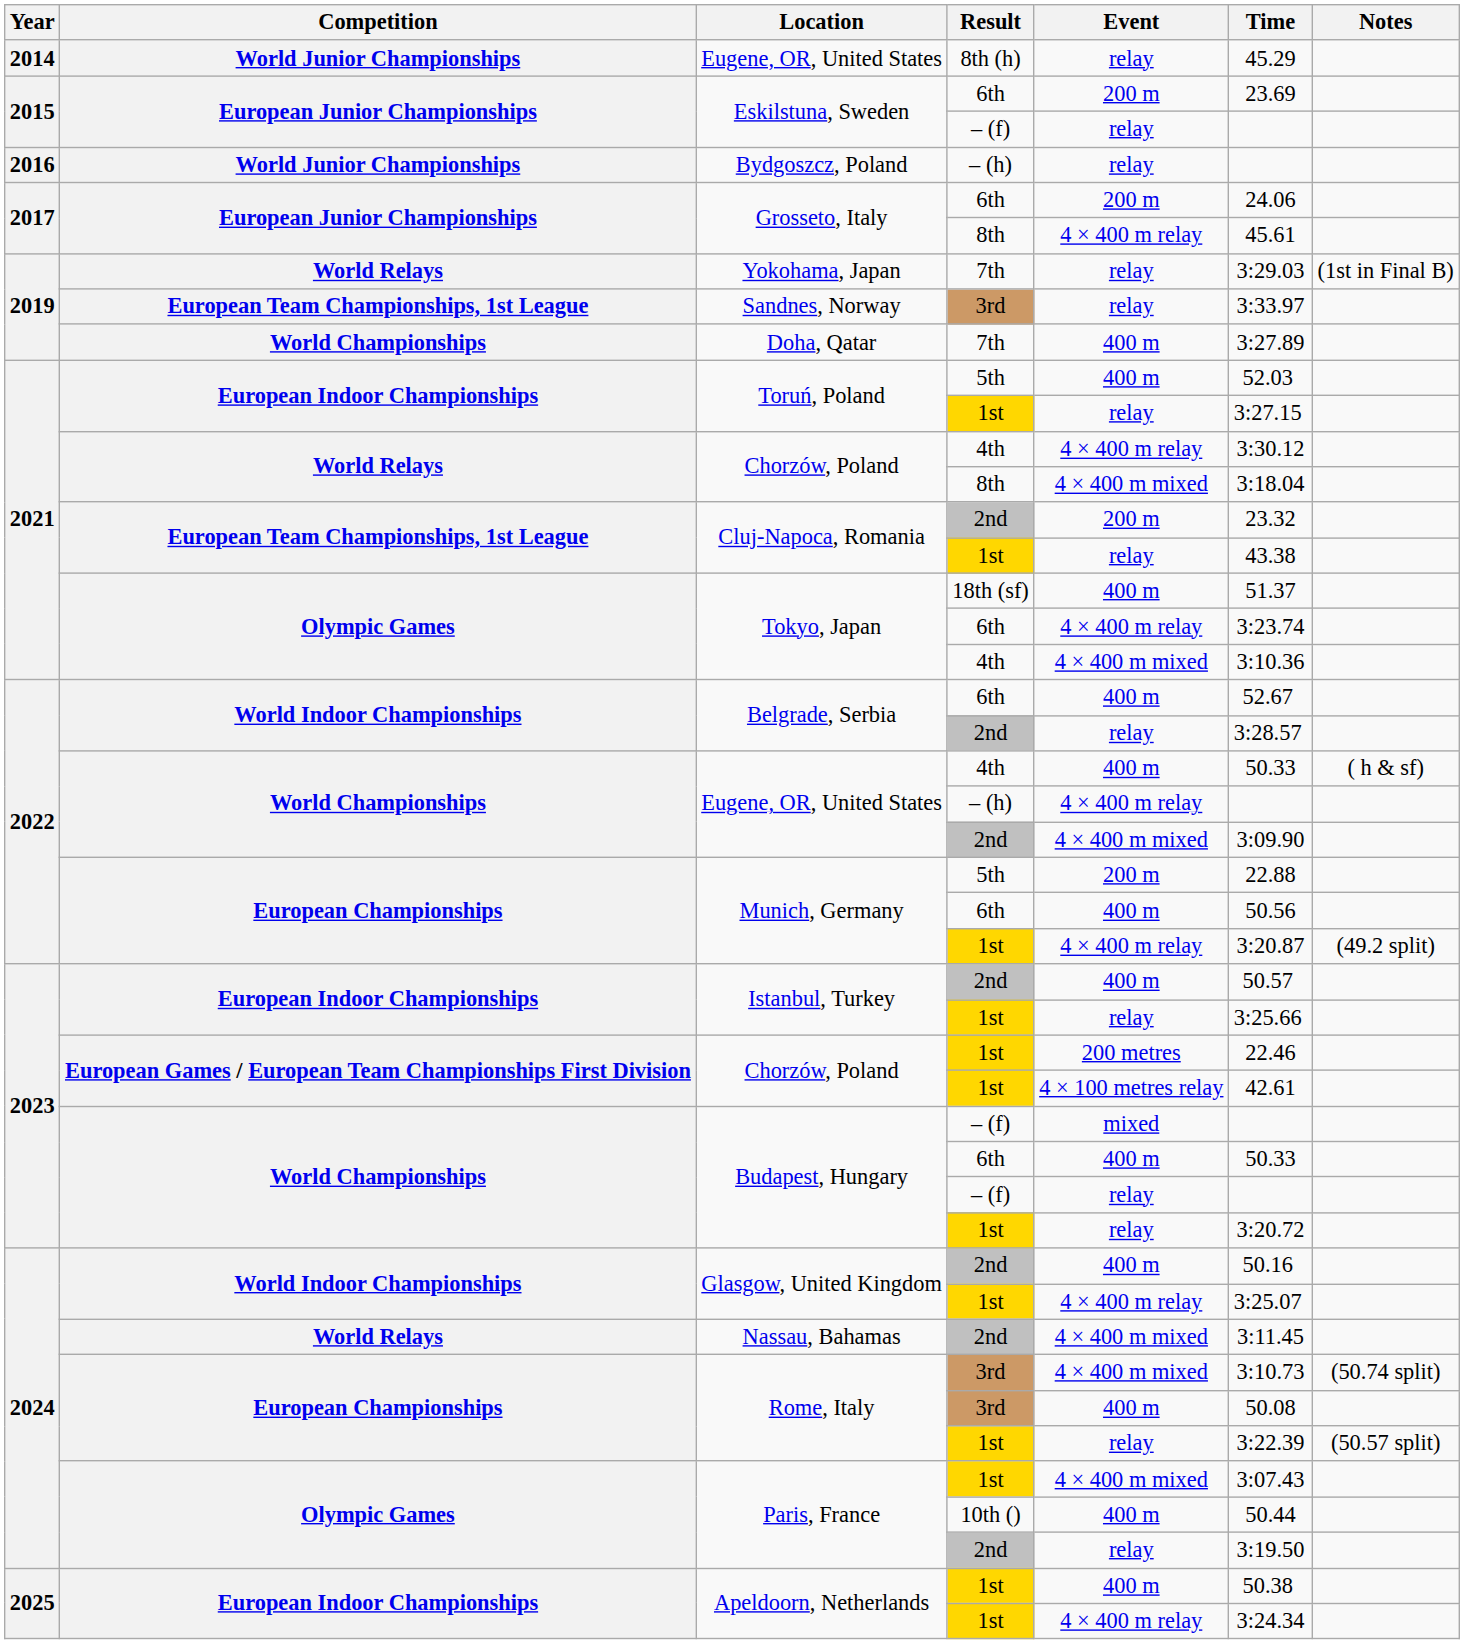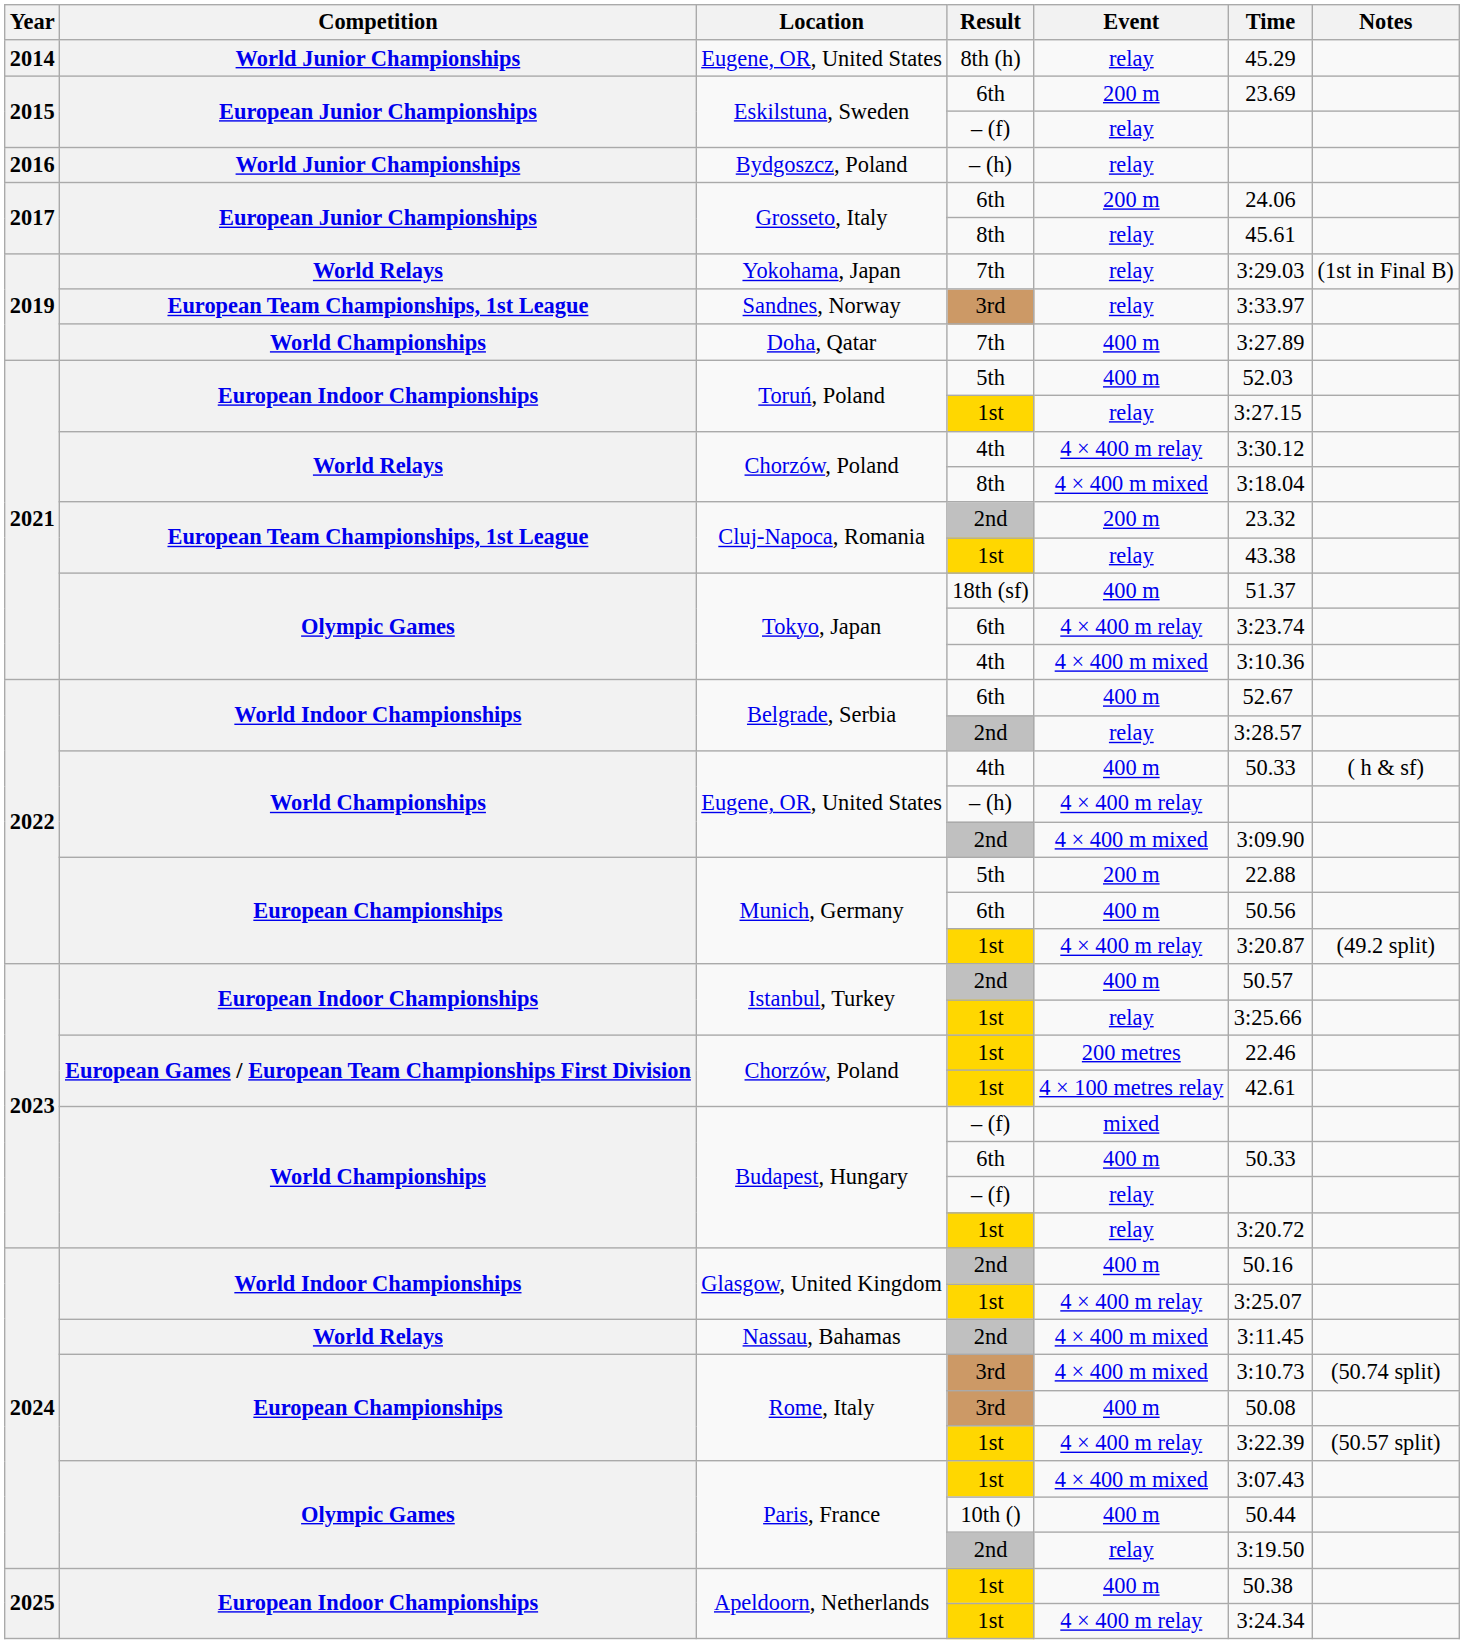(1131, 235) 4 × 400 m relay -> (1131, 235) relay
(1131, 1443) relay -> (1131, 1443) 4 × 400 m relay
